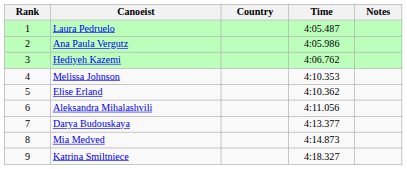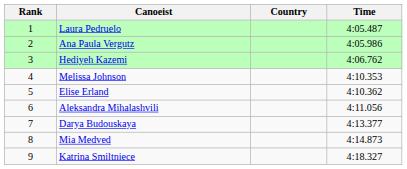- column: (378, 12)
